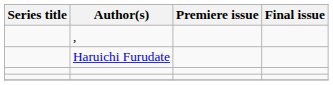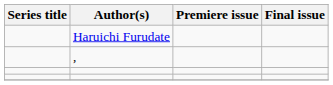rows swapped: (37, 57) <-> (37, 36)
